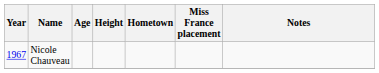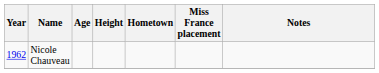(16, 55) 1967 -> (16, 55) 1962
